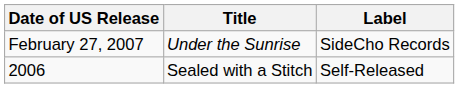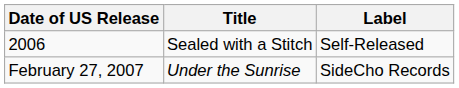rows swapped: (27, 70) <-> (76, 44)
